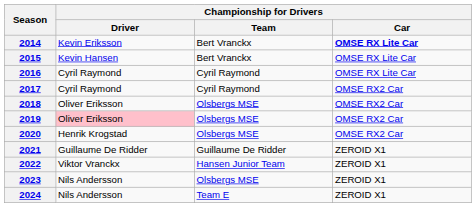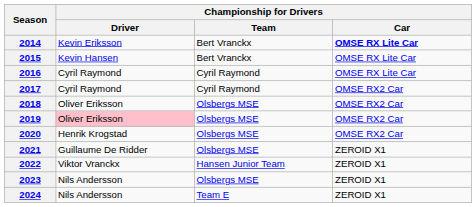(241, 150) Guillaume De Ridder -> (228, 150) Olsbergs MSE
